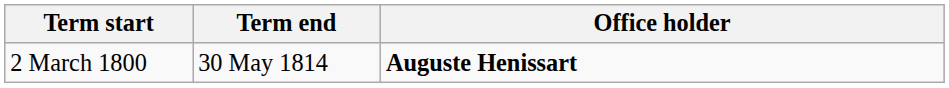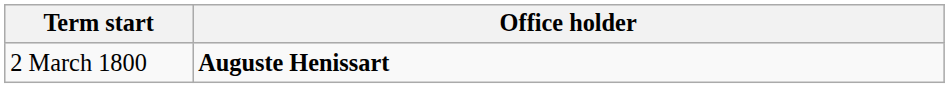- column: (286, 23)
